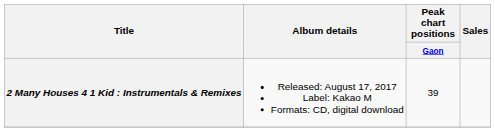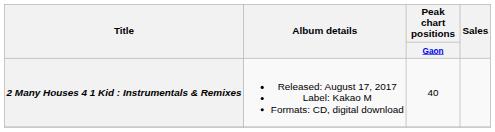(433, 92) 39 -> (433, 92) 40
